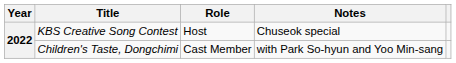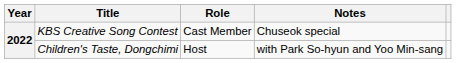(195, 31) Host -> (217, 31) Cast Member
(217, 49) Cast Member -> (195, 49) Host
